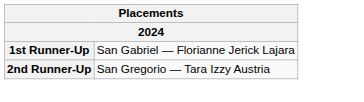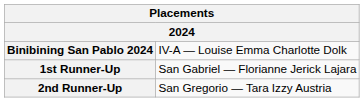+ row: (80, 50)
